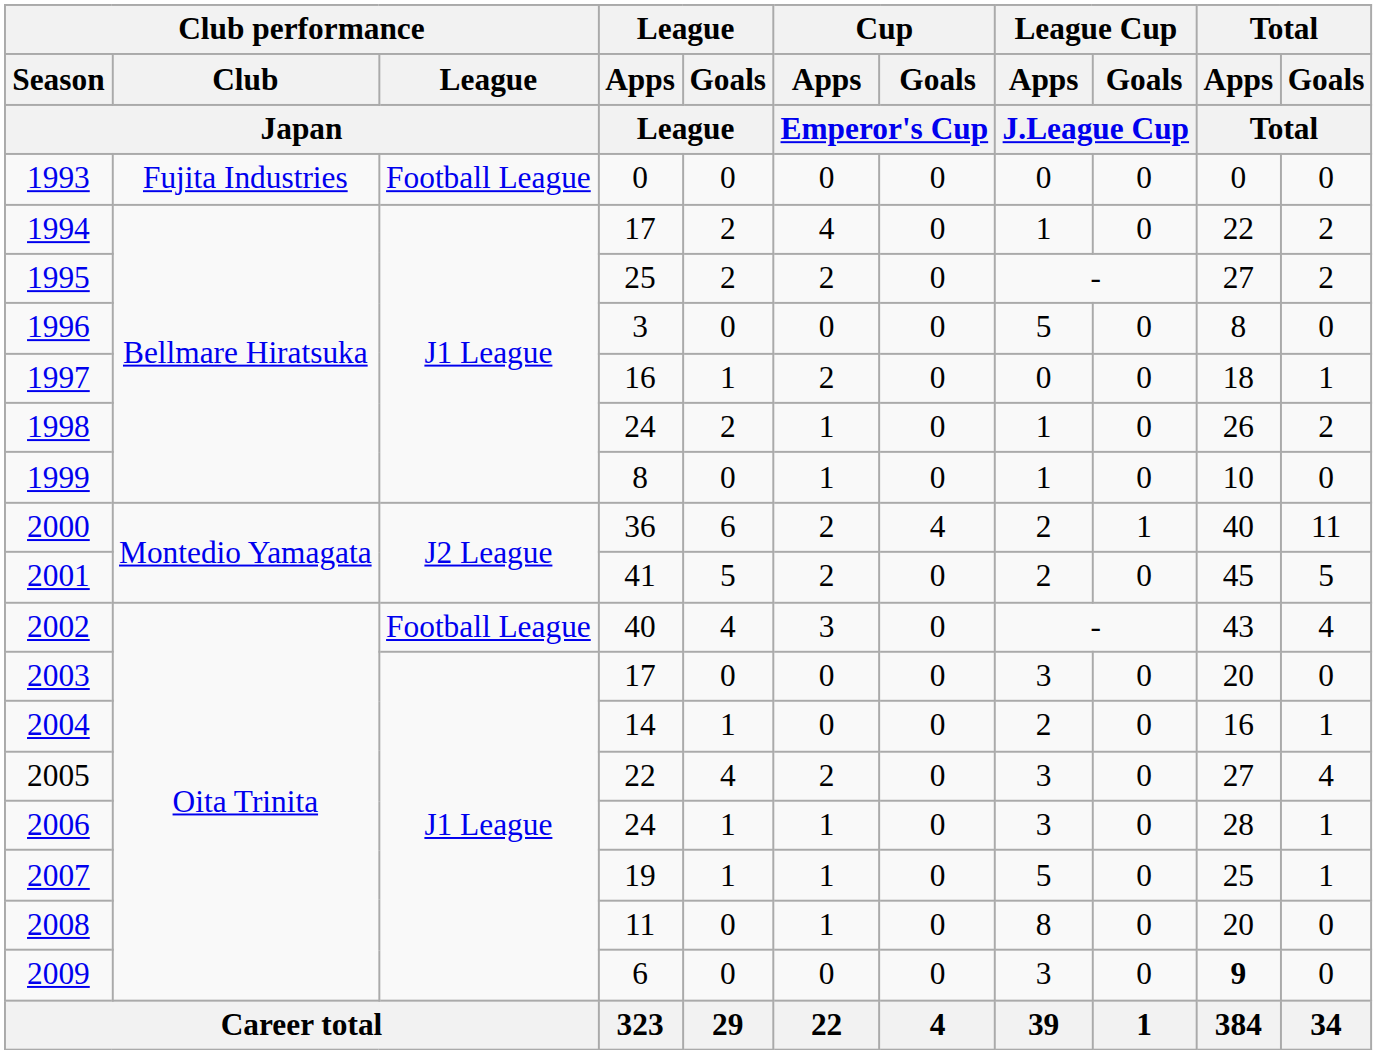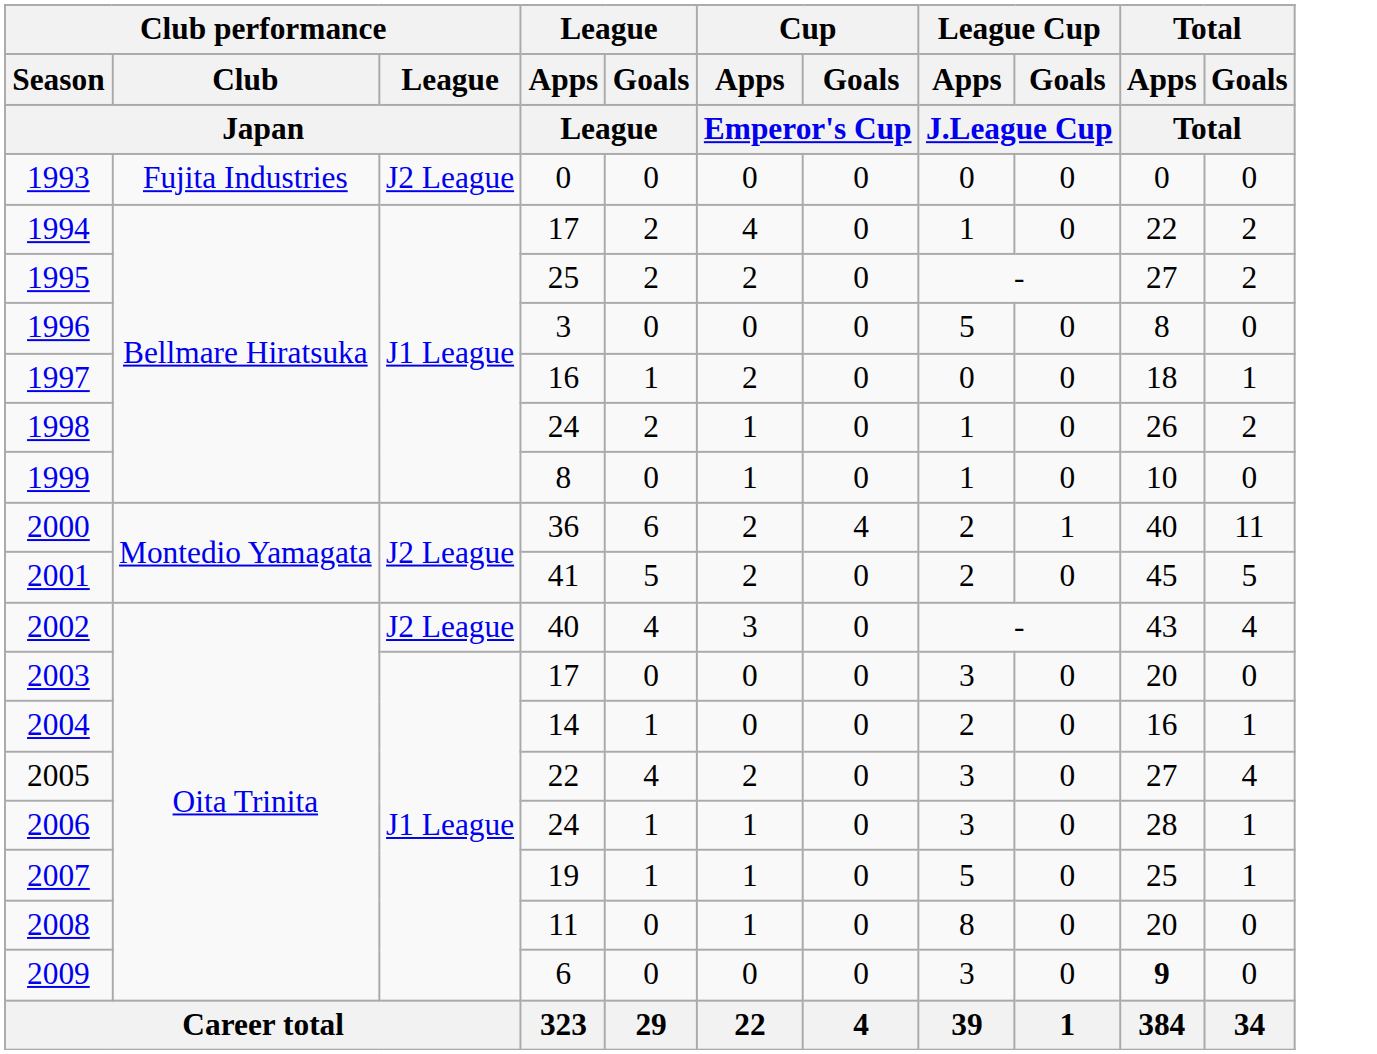(488, 178) Football League -> (450, 178) J2 League
(488, 626) Football League -> (450, 626) J2 League
